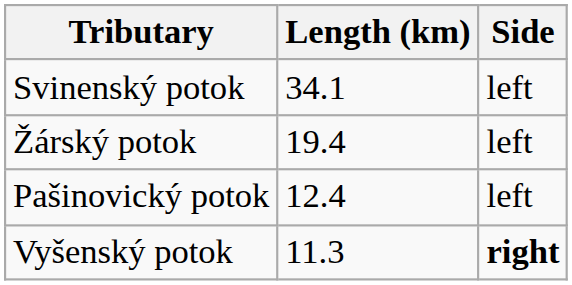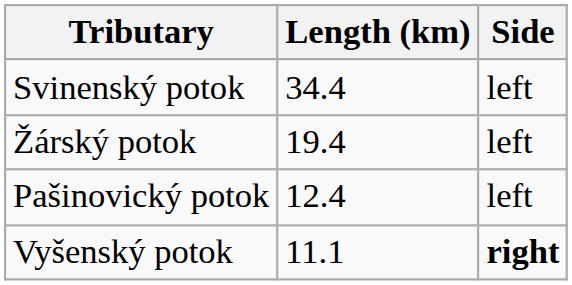(316, 86) 34.1 -> (316, 86) 34.4
(315, 251) 11.3 -> (315, 251) 11.1
